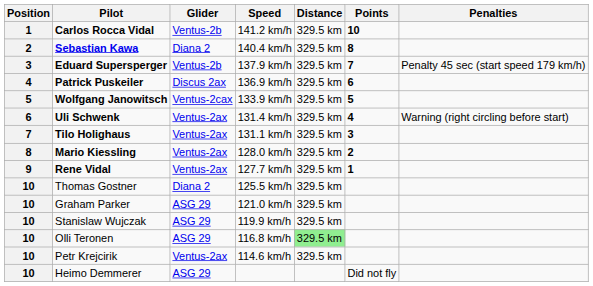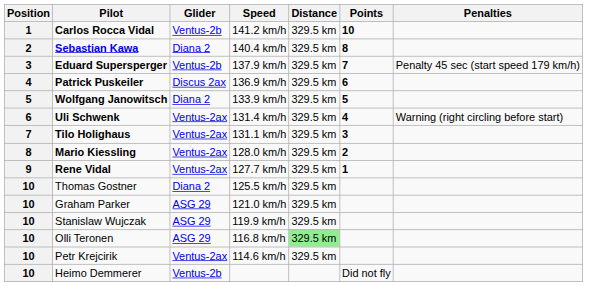(202, 100) Ventus-2cax -> (191, 100) Diana 2
(192, 273) ASG 29 -> (197, 273) Ventus-2b
